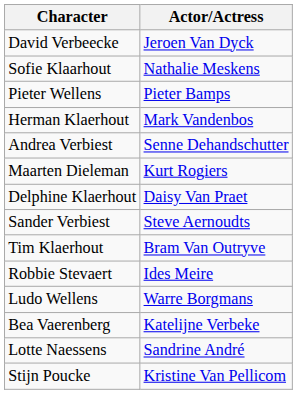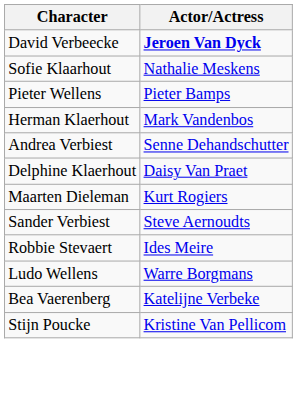(199, 42) normal -> (202, 42) bold
rows swapped: (69, 171) <-> (72, 196)
- row: (56, 247)
- row: (57, 350)
